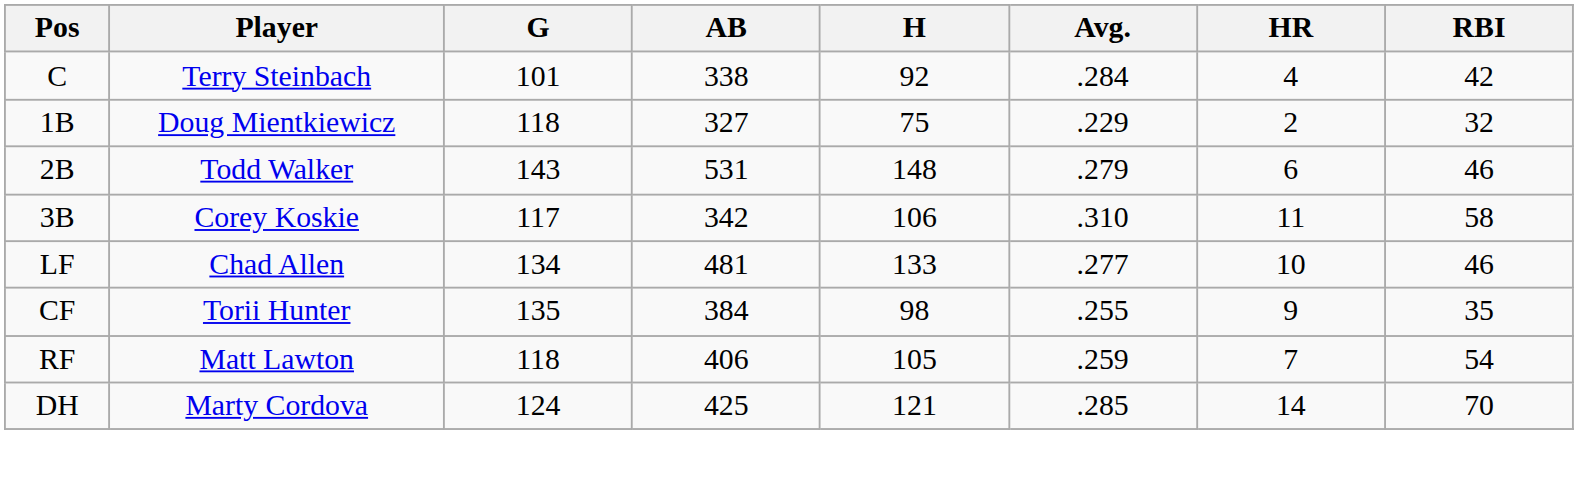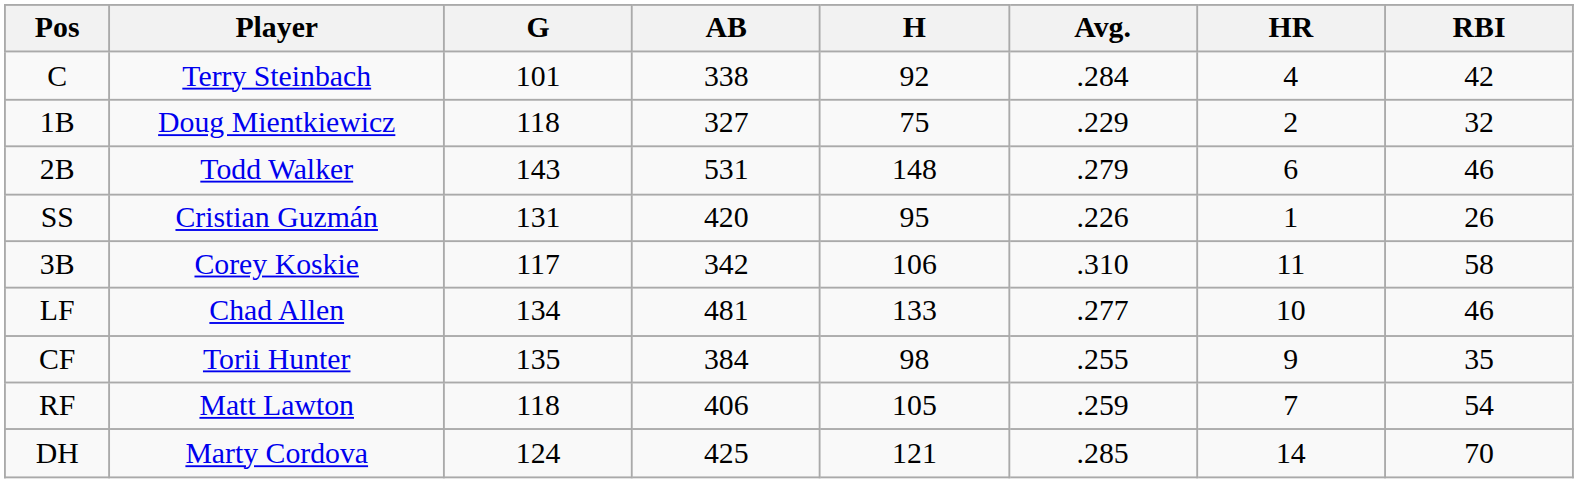+ row: (57, 216)
